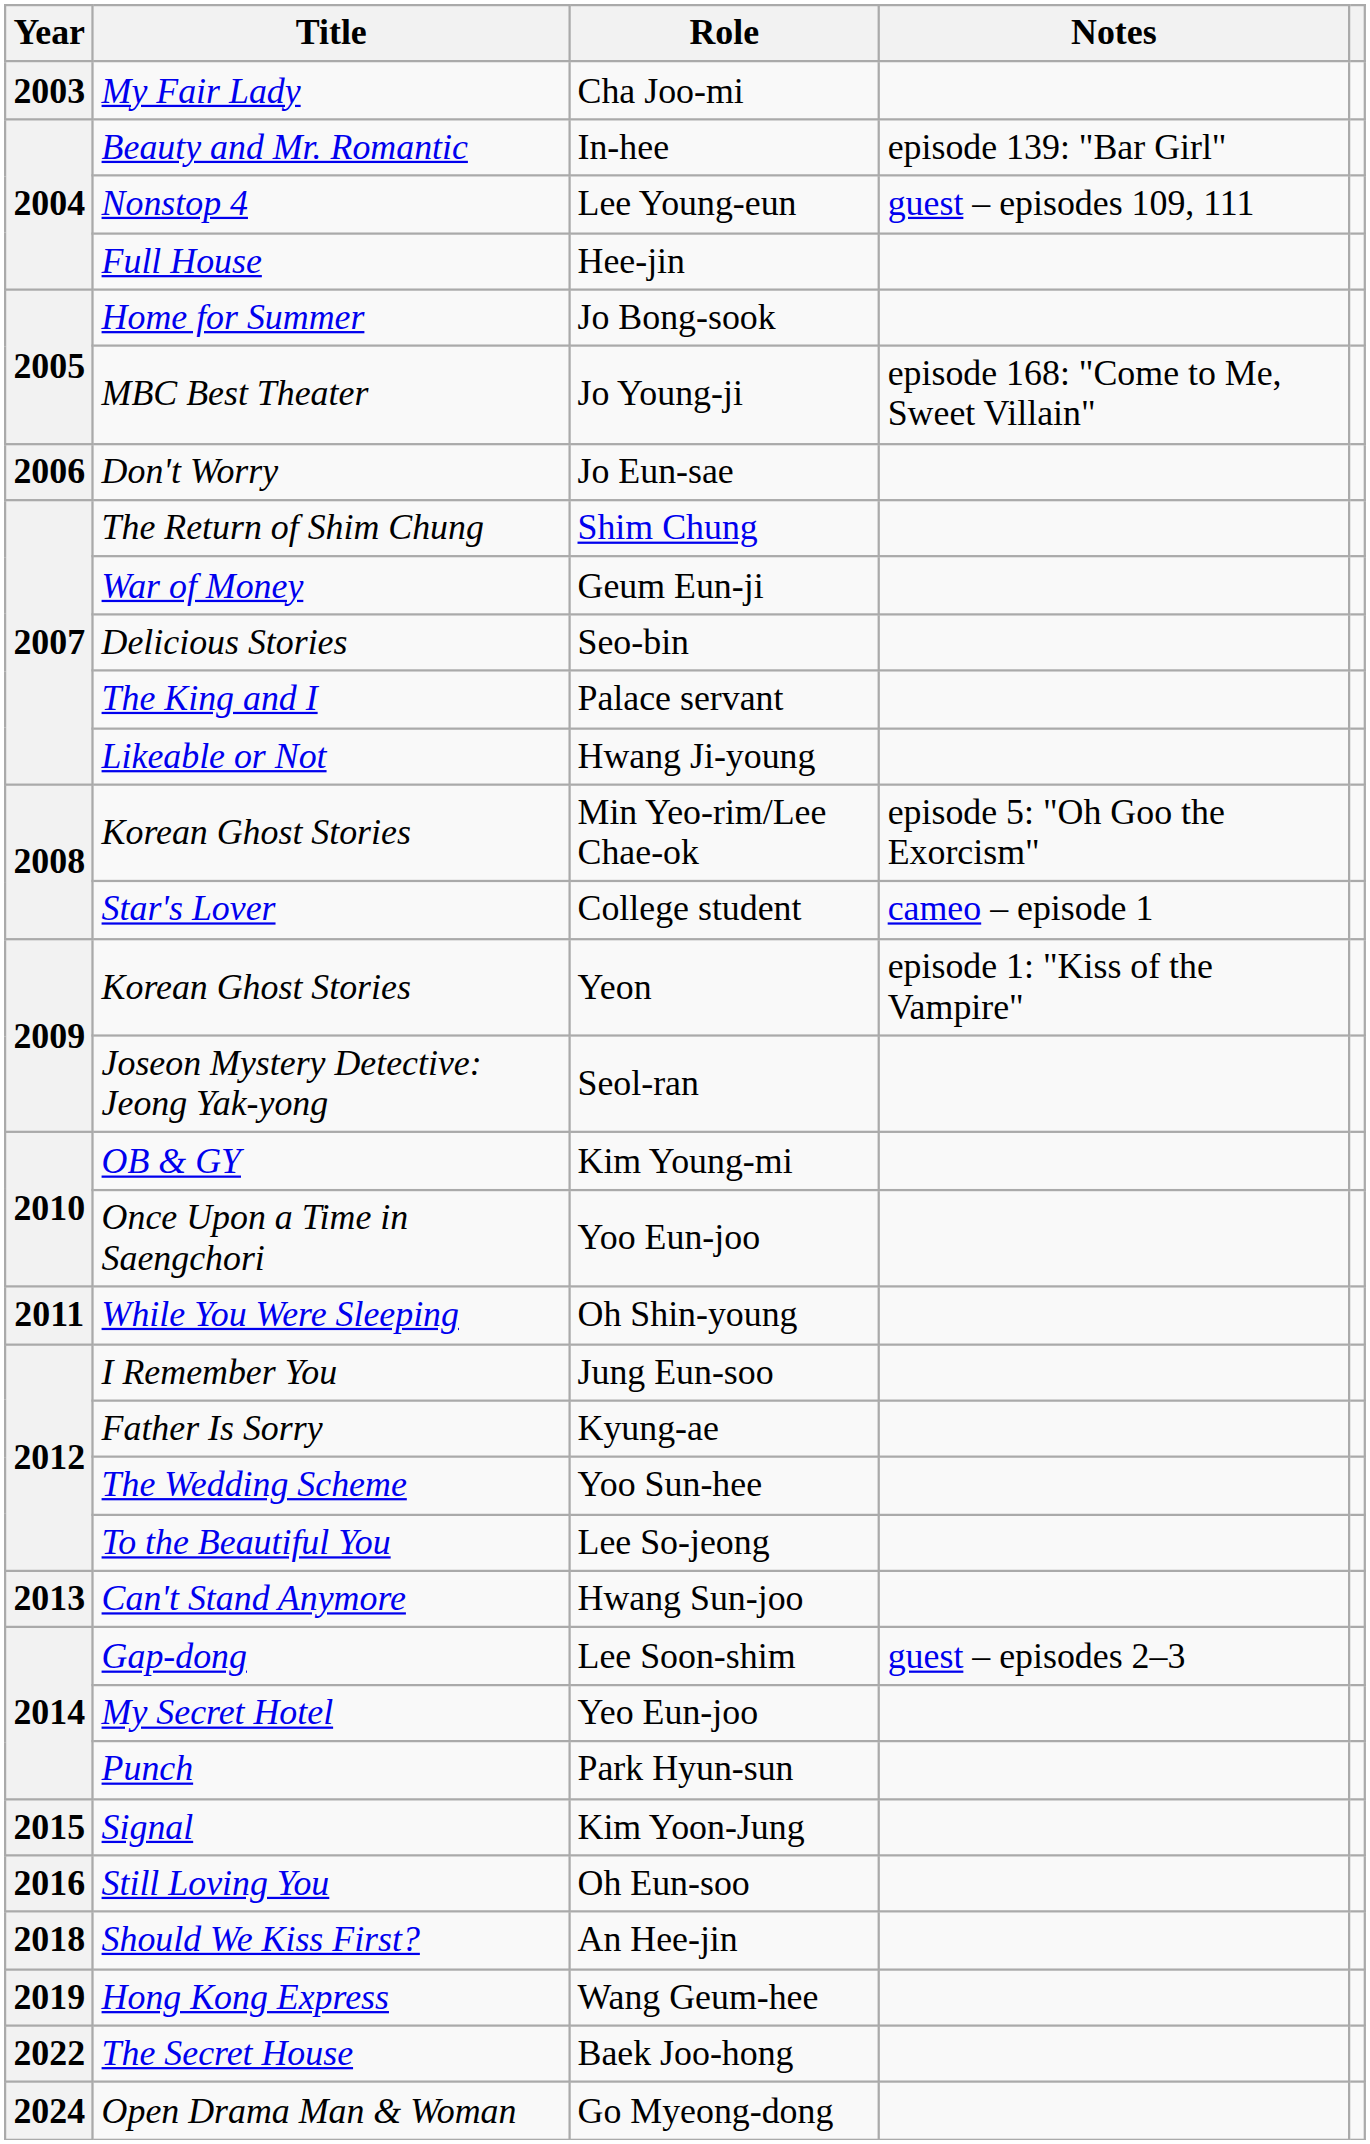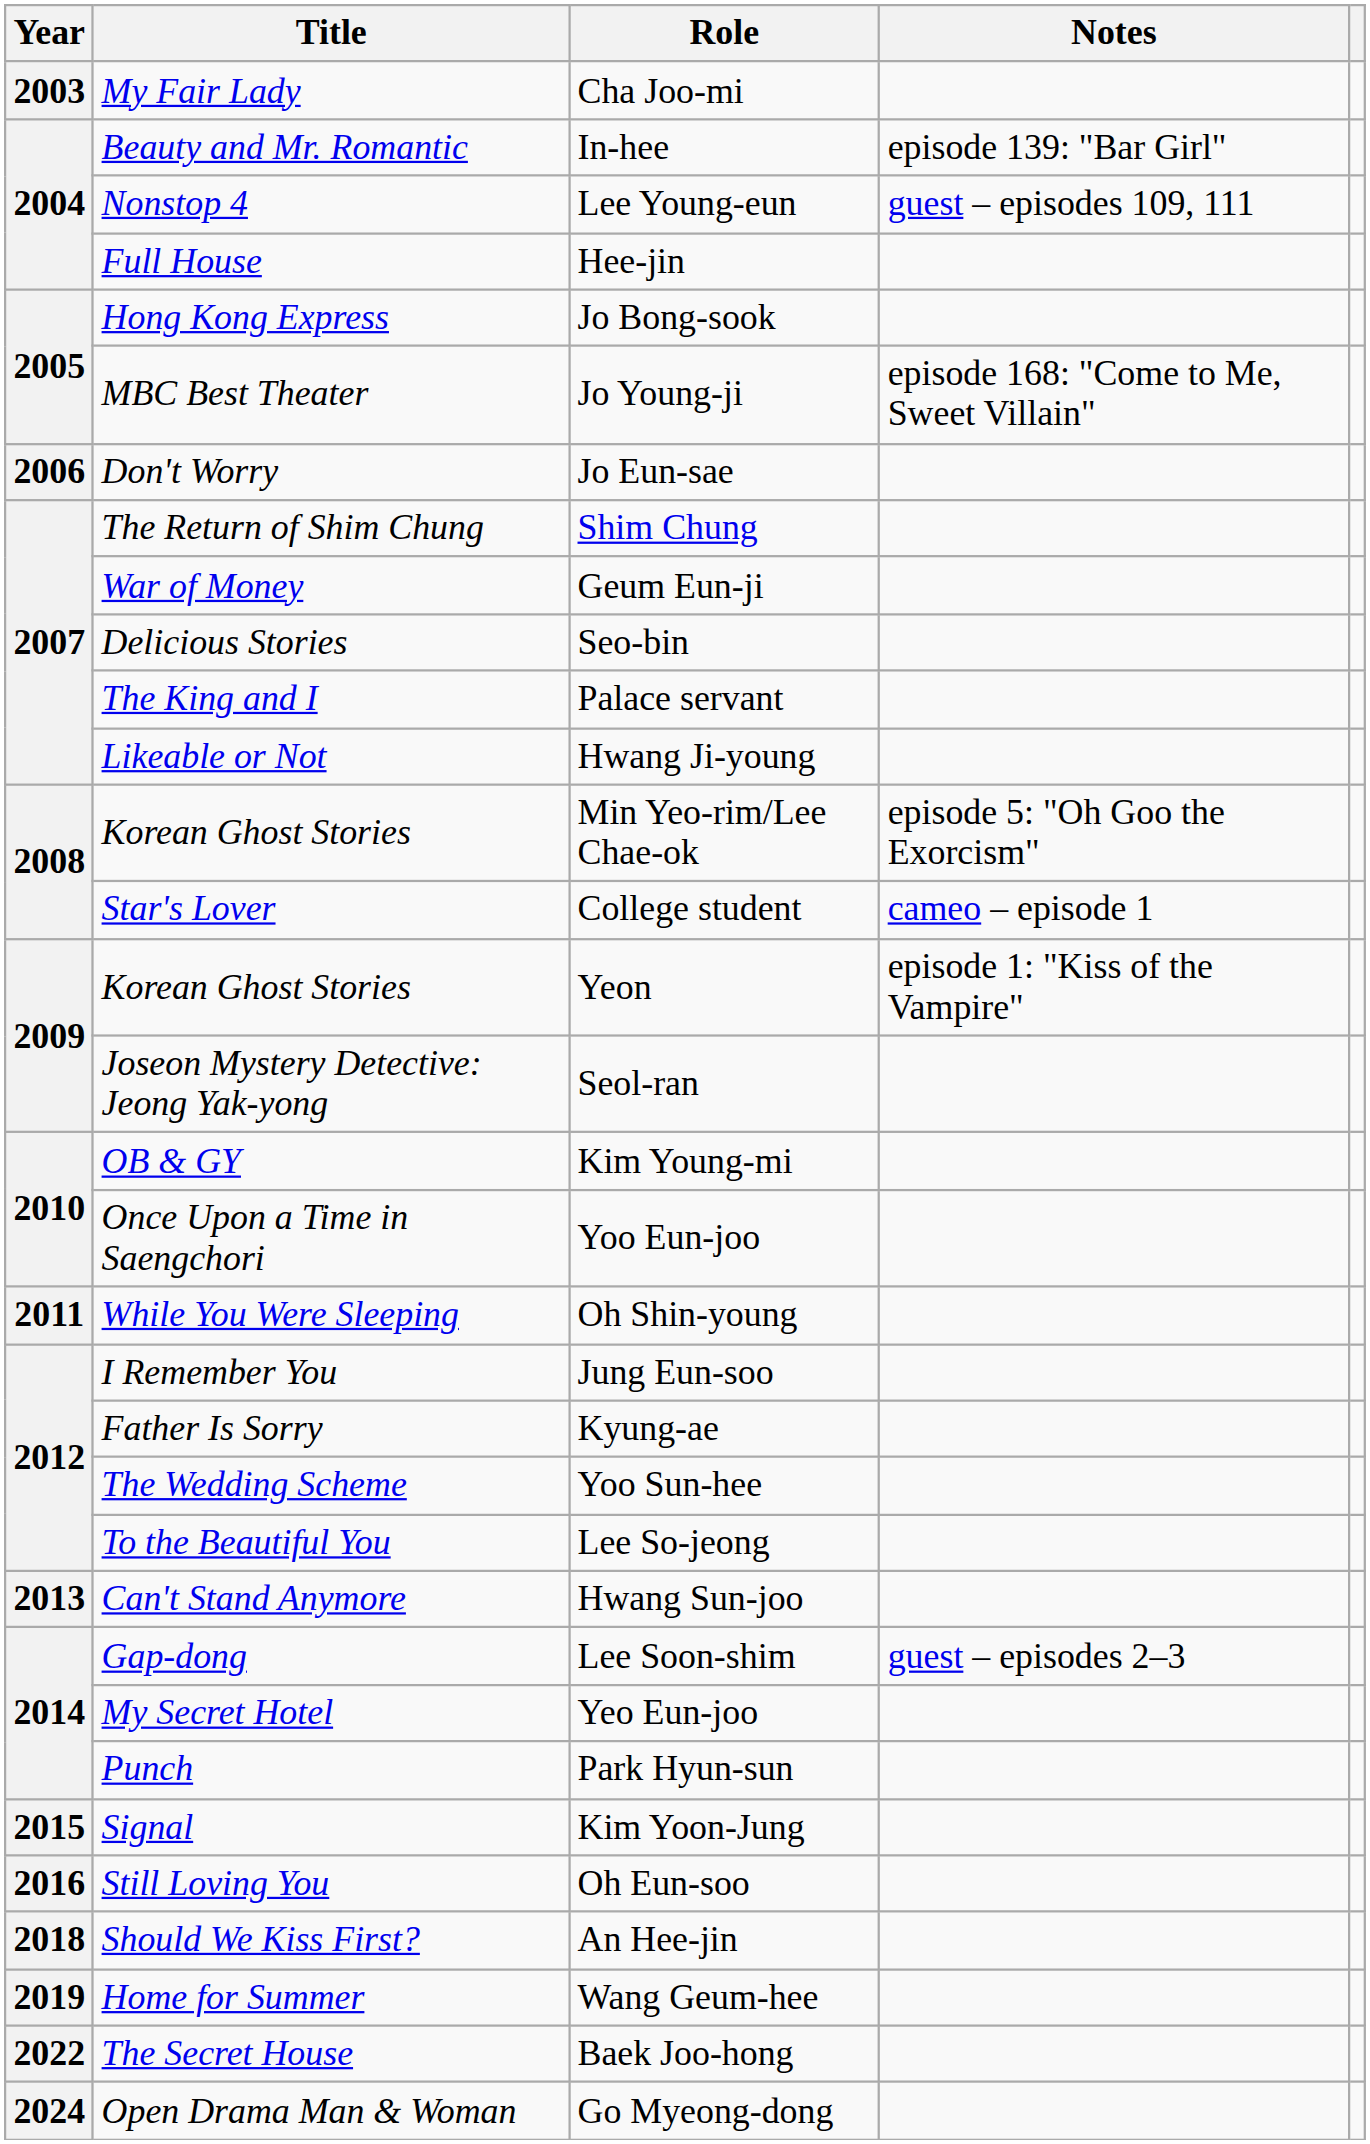(233, 317) Home for Summer -> (245, 317) Hong Kong Express
(245, 1996) Hong Kong Express -> (233, 1996) Home for Summer
